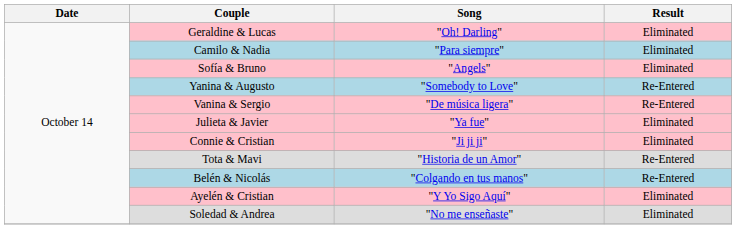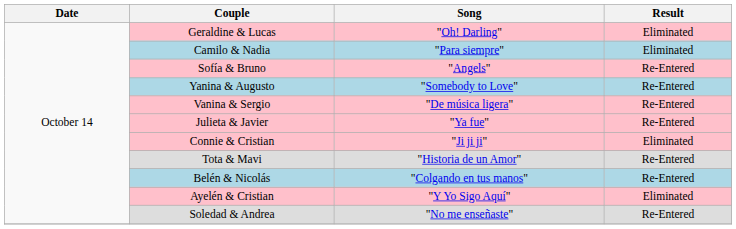(668, 68) Eliminated -> (668, 68) Re-Entered
(668, 123) Eliminated -> (668, 123) Re-Entered
(668, 214) Eliminated -> (668, 214) Re-Entered
